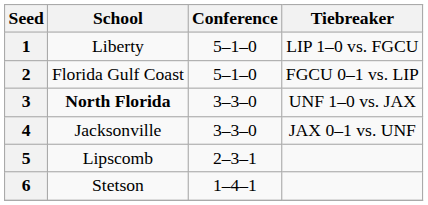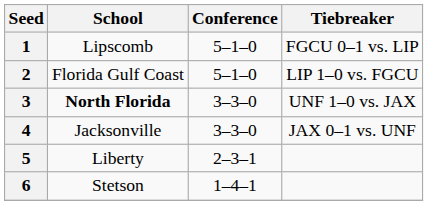(118, 46) Liberty -> (118, 46) Lipscomb
(352, 46) LIP 1–0 vs. FGCU -> (352, 46) FGCU 0–1 vs. LIP
(352, 74) FGCU 0–1 vs. LIP -> (352, 74) LIP 1–0 vs. FGCU
(118, 158) Lipscomb -> (118, 158) Liberty
